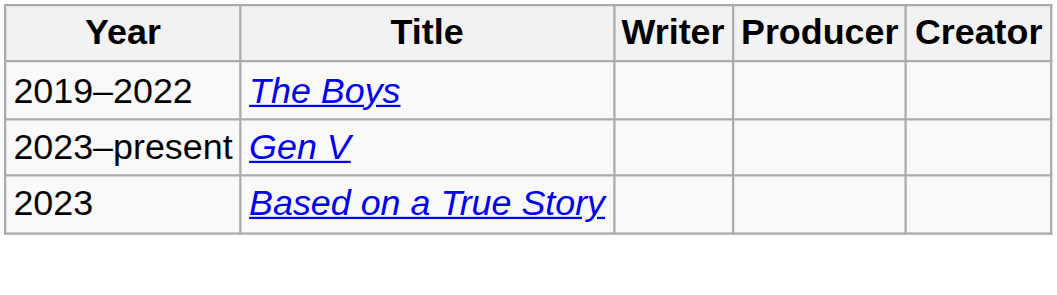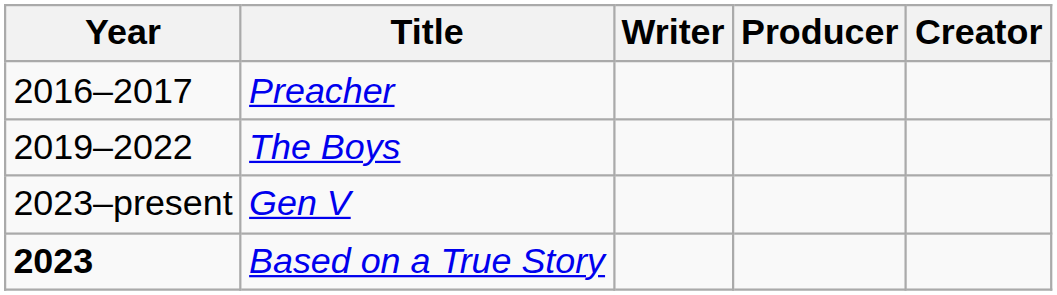+ row: (322, 89)
(53, 203) normal -> (53, 260) bold
